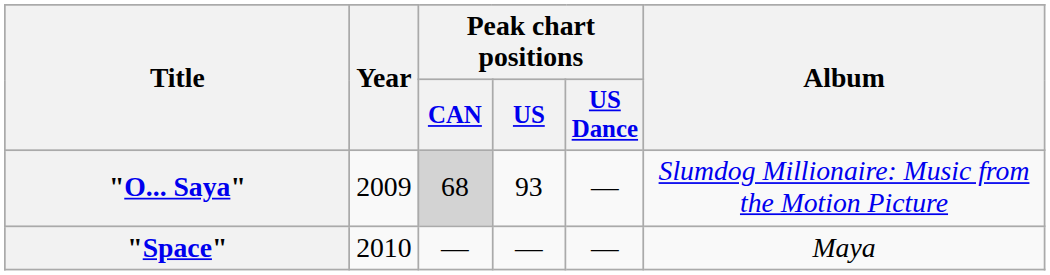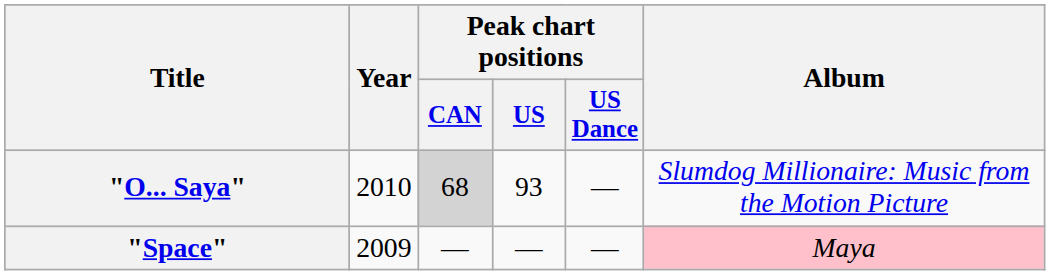(384, 187) 2009 -> (384, 187) 2010
(384, 247) 2010 -> (384, 247) 2009
(844, 247) no background -> (844, 247) pink background
